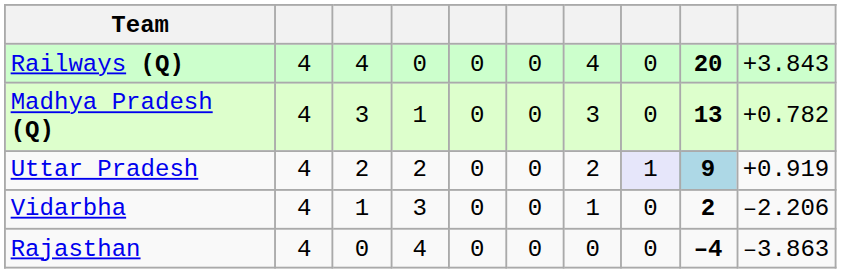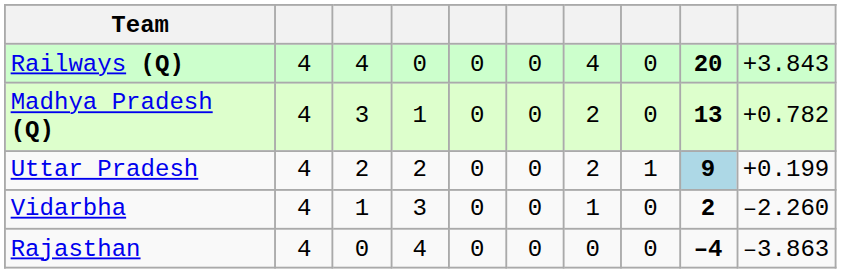(593, 117) 3 -> (593, 117) 2
(650, 170) lavender background -> (650, 170) no background
(786, 170) +0.919 -> (786, 170) +0.199
(786, 209) –2.206 -> (786, 209) –2.260
